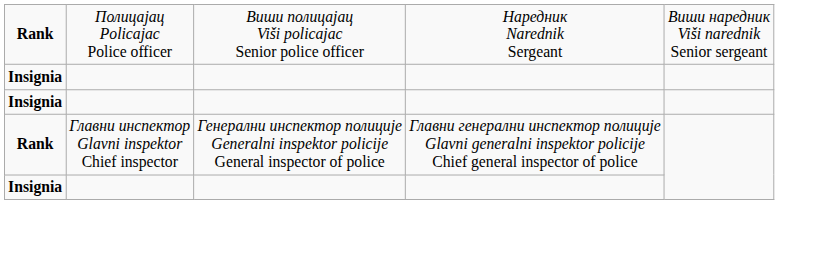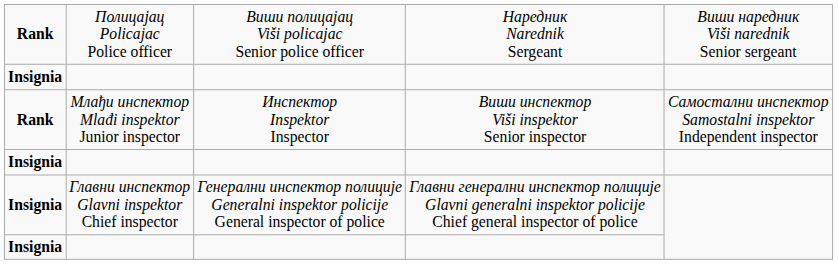+ row: (130, 119)
(35, 144) Rank -> (35, 204) Insignia
